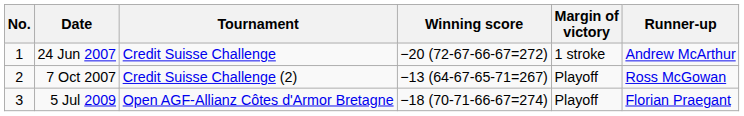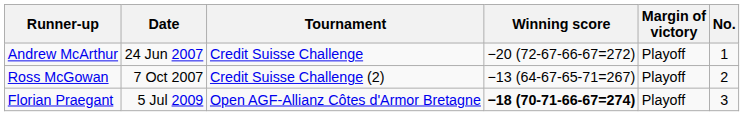columns swapped: (19, 24) <-> (681, 24)
(580, 55) 1 stroke -> (663, 55) Playoff
(474, 100) normal -> (561, 100) bold
